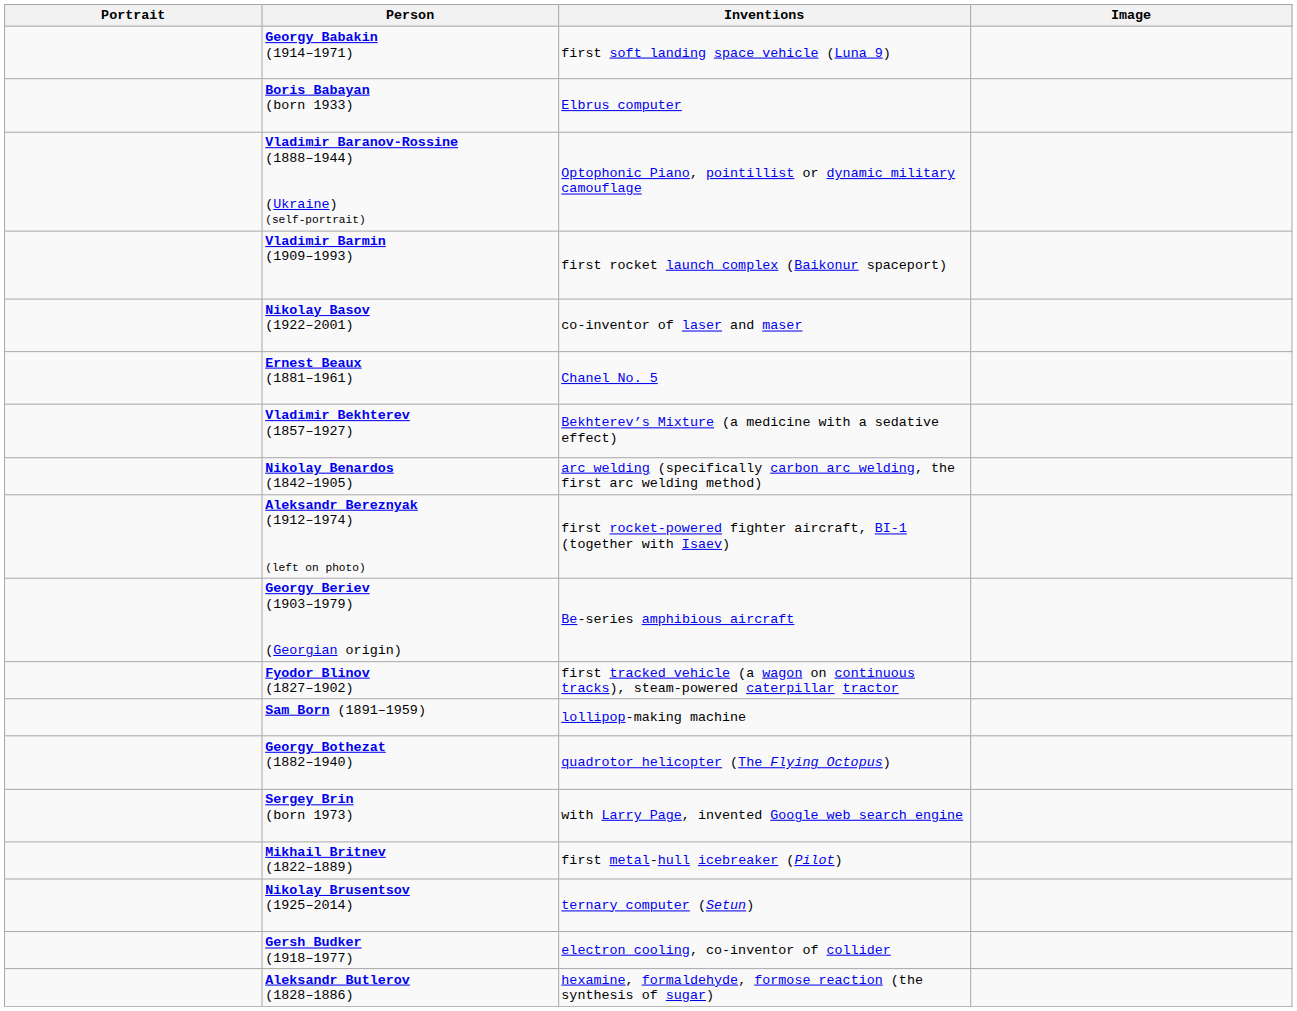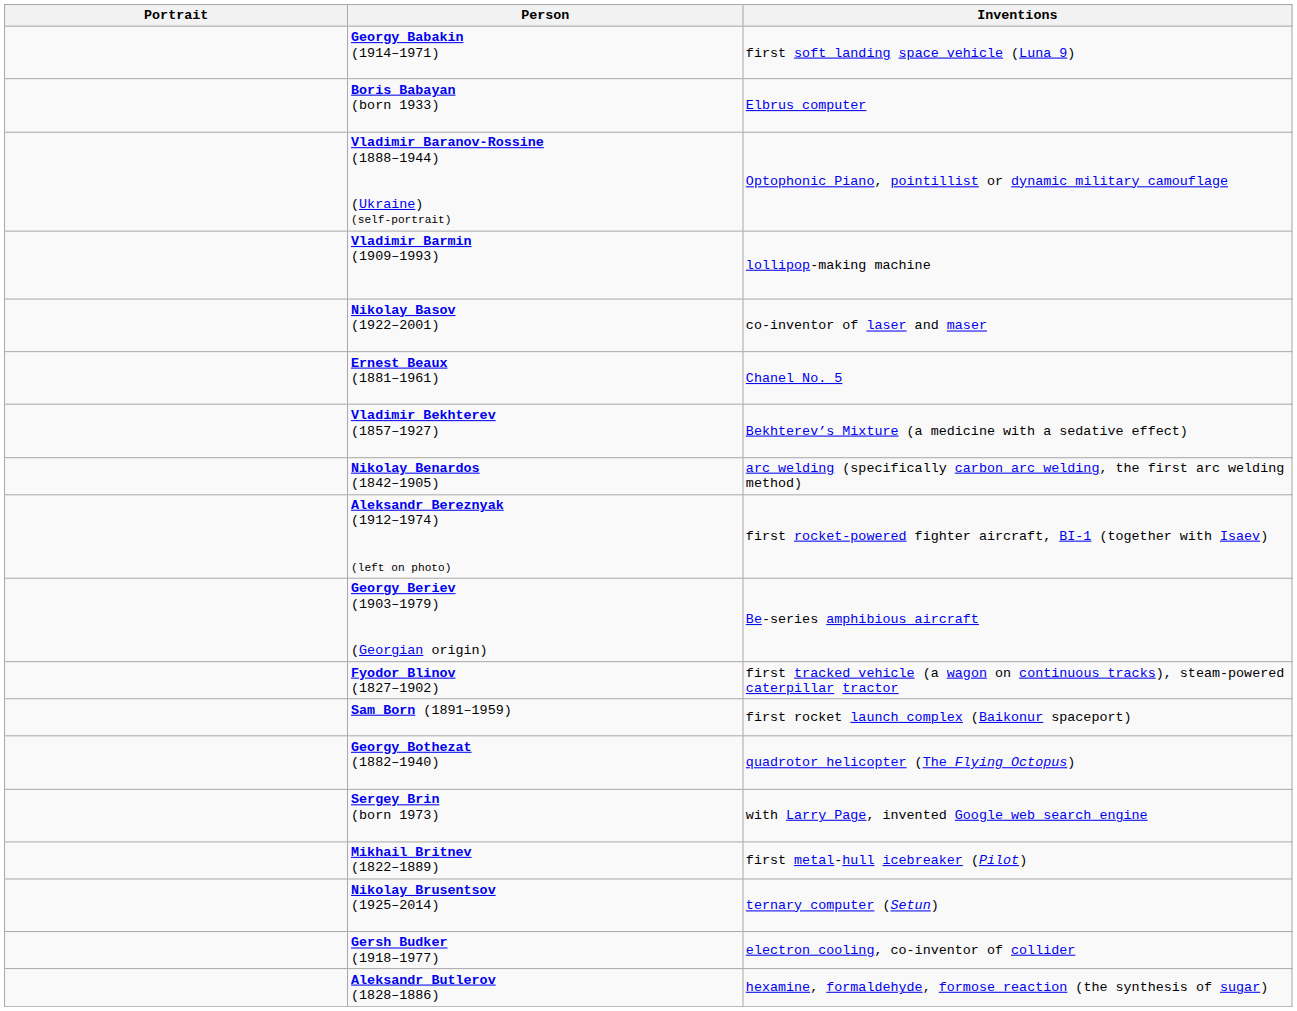- column: (1131, 15)
(754, 265) first rocket launch complex (Baikonur spaceport) -> (838, 265) lollipop-making machine
(654, 718) lollipop-making machine -> (939, 718) first rocket launch complex (Baikonur spaceport)
